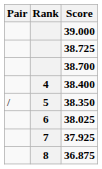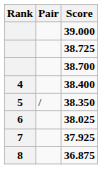columns swapped: (46, 13) <-> (17, 13)
